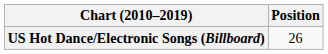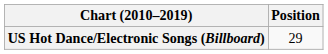(296, 37) 26 -> (296, 37) 29
